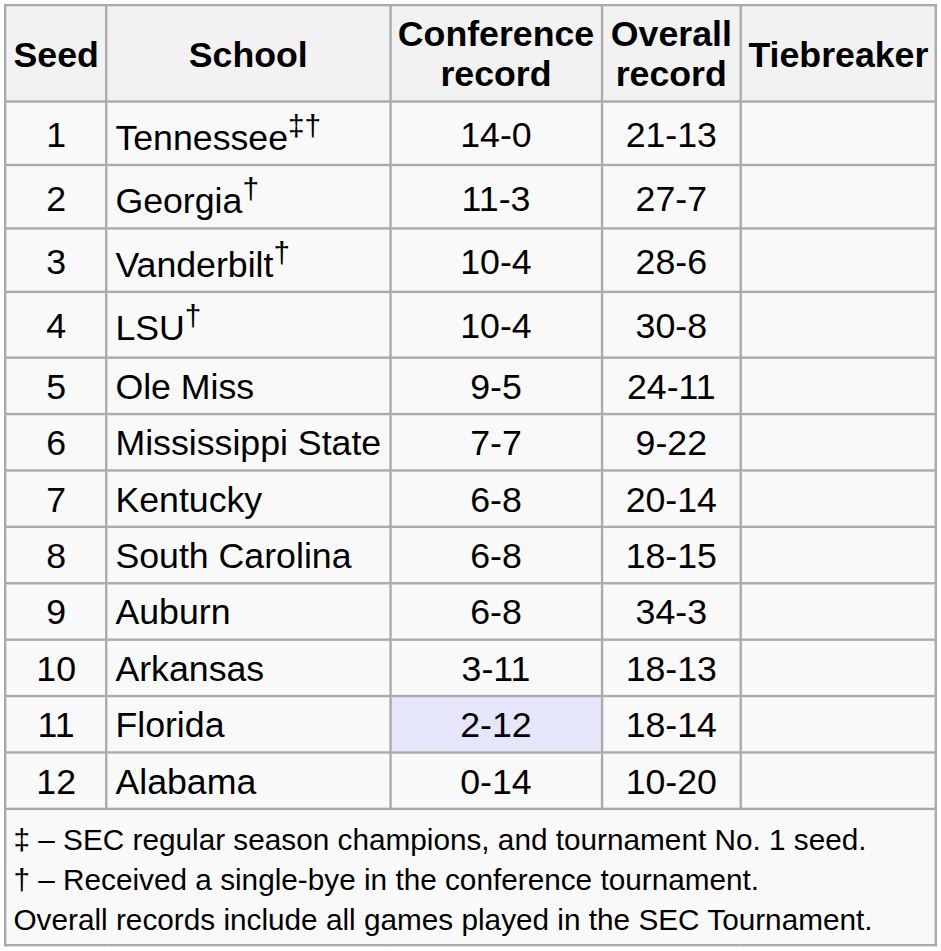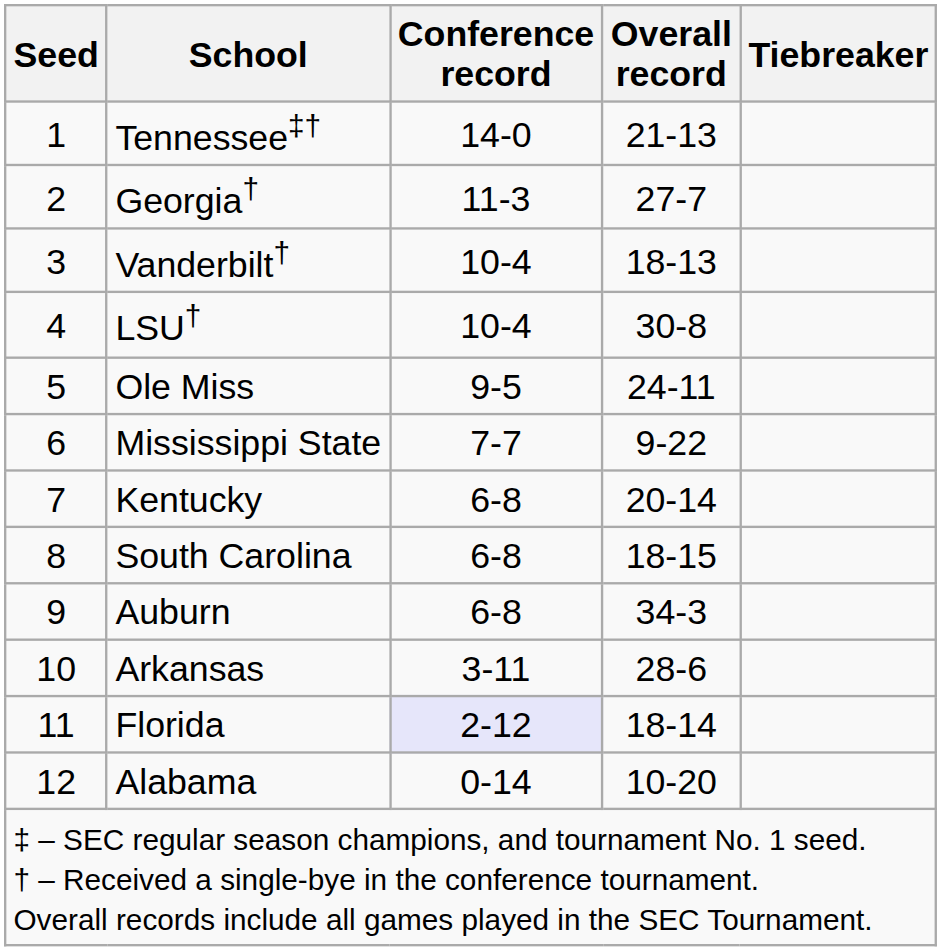(671, 261) 28-6 -> (671, 261) 18-13
(671, 668) 18-13 -> (671, 668) 28-6
